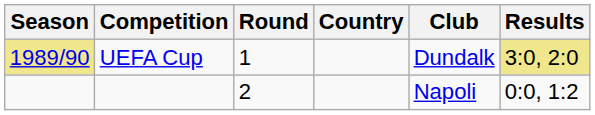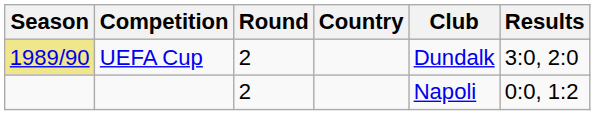(245, 57) 1 -> (245, 57) 2
(542, 57) khaki background -> (542, 57) no background
